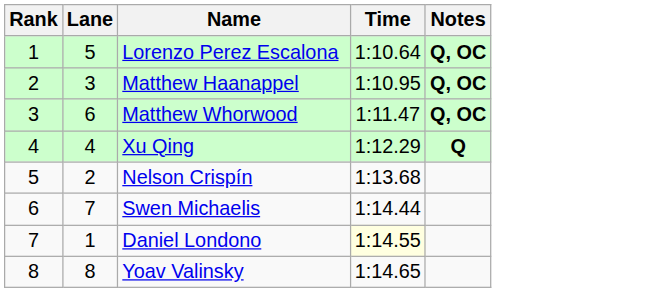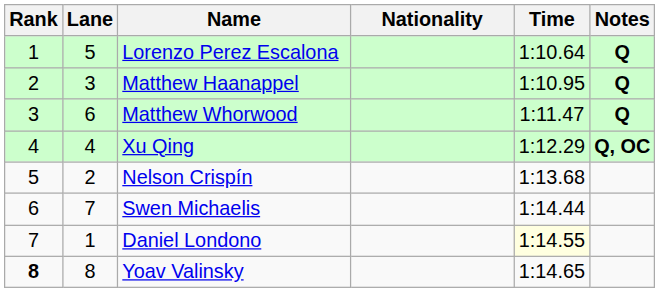+ column: (432, 20)
(458, 51) Q, OC -> (622, 51) Q
(458, 83) Q, OC -> (622, 83) Q
(458, 114) Q, OC -> (622, 114) Q
(458, 146) Q -> (622, 146) Q, OC
(33, 271) normal -> (33, 271) bold
